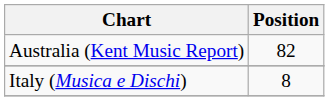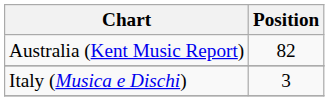(286, 80) 8 -> (286, 80) 3
